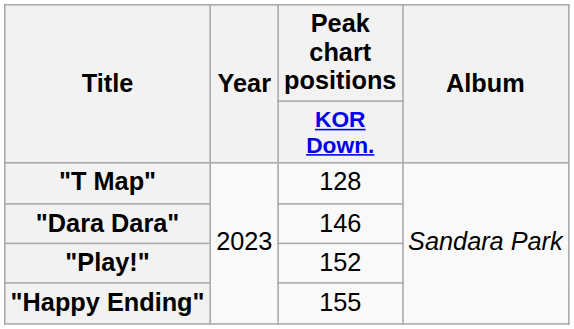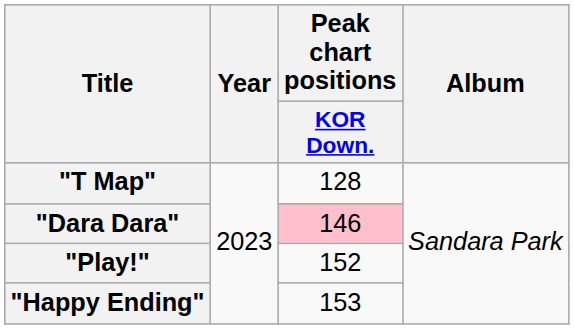(340, 222) no background -> (340, 222) pink background
(340, 303) 155 -> (340, 303) 153
